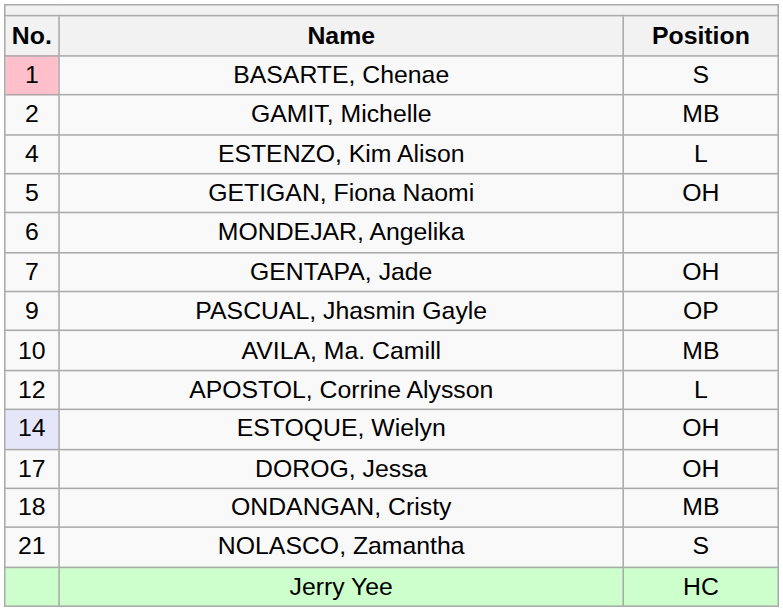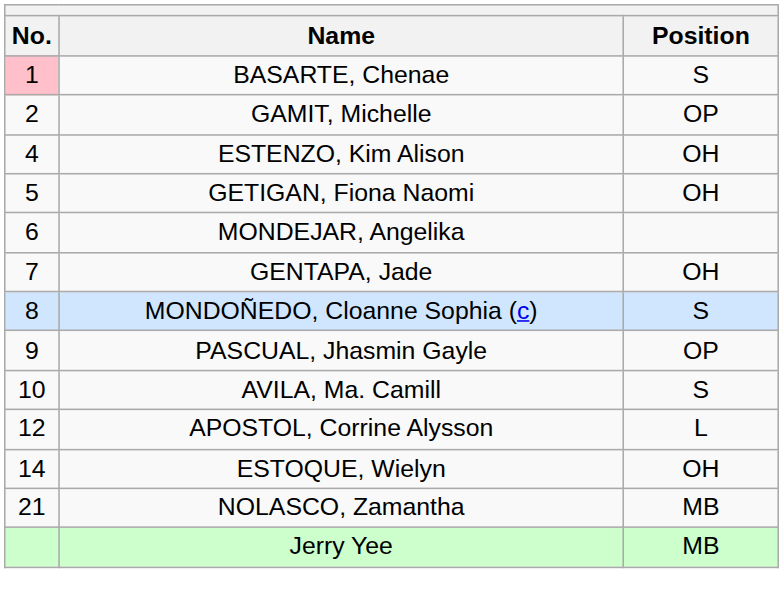(701, 114) MB -> (701, 114) OP
(701, 153) L -> (701, 153) OH
+ row: (341, 310)
(701, 350) MB -> (701, 389) S
(32, 428) lavender background -> (32, 468) no background
- row: (341, 468)
- row: (341, 507)
(701, 546) S -> (701, 507) MB
(701, 586) HC -> (701, 546) MB
